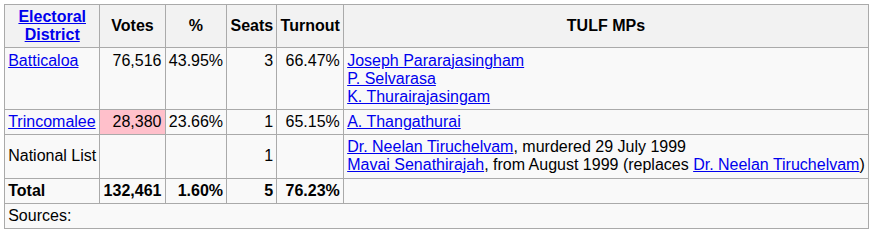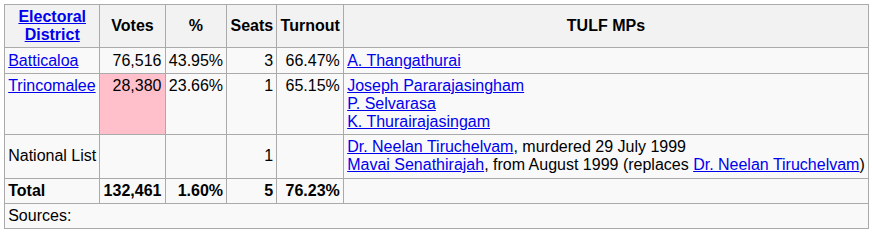(436, 78) Joseph Pararajasingham P. Selvarasa K. Thurairajasingam -> (404, 60) A. Thangathurai
(404, 121) A. Thangathurai -> (436, 103) Joseph Pararajasingham P. Selvarasa K. Thurairajasingam
